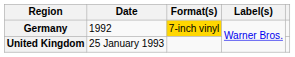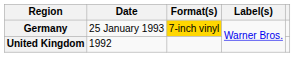(100, 28) 1992 -> (127, 28) 25 January 1993
(127, 44) 25 January 1993 -> (100, 44) 1992
